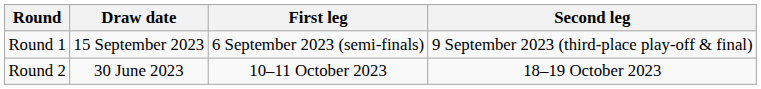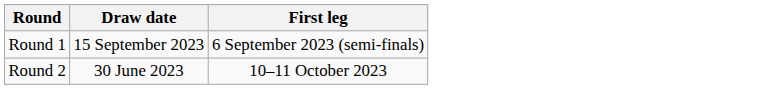- column: (592, 17)
